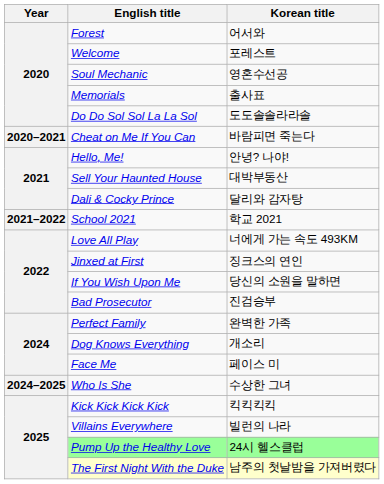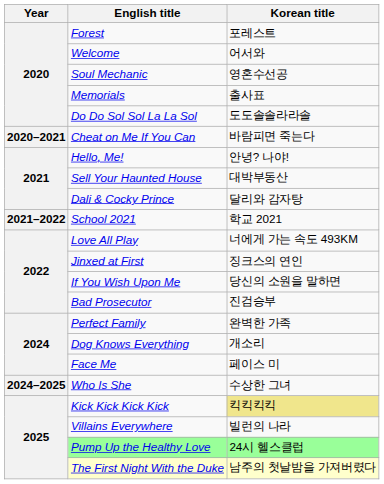(247, 33) 어서와 -> (253, 33) 포레스트
(253, 53) 포레스트 -> (247, 53) 어서와
(253, 405) no background -> (253, 405) khaki background
